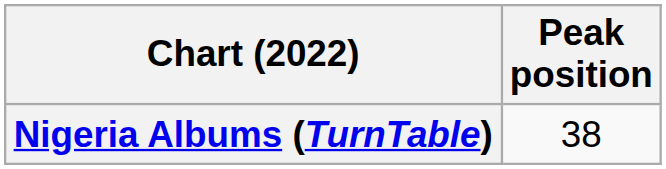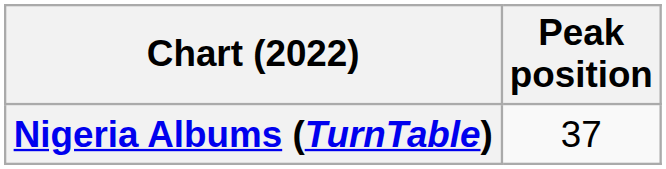(581, 133) 38 -> (581, 133) 37
